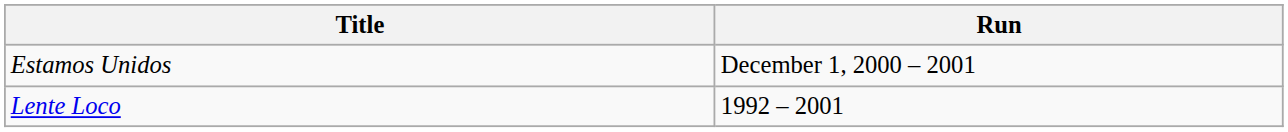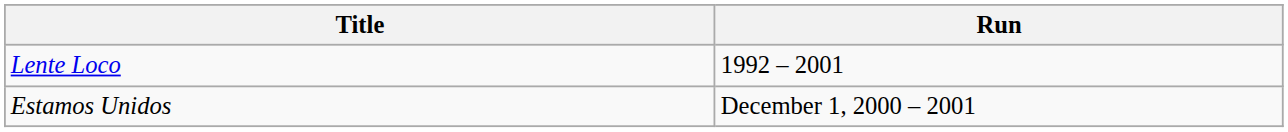rows swapped: (91, 65) <-> (66, 105)
